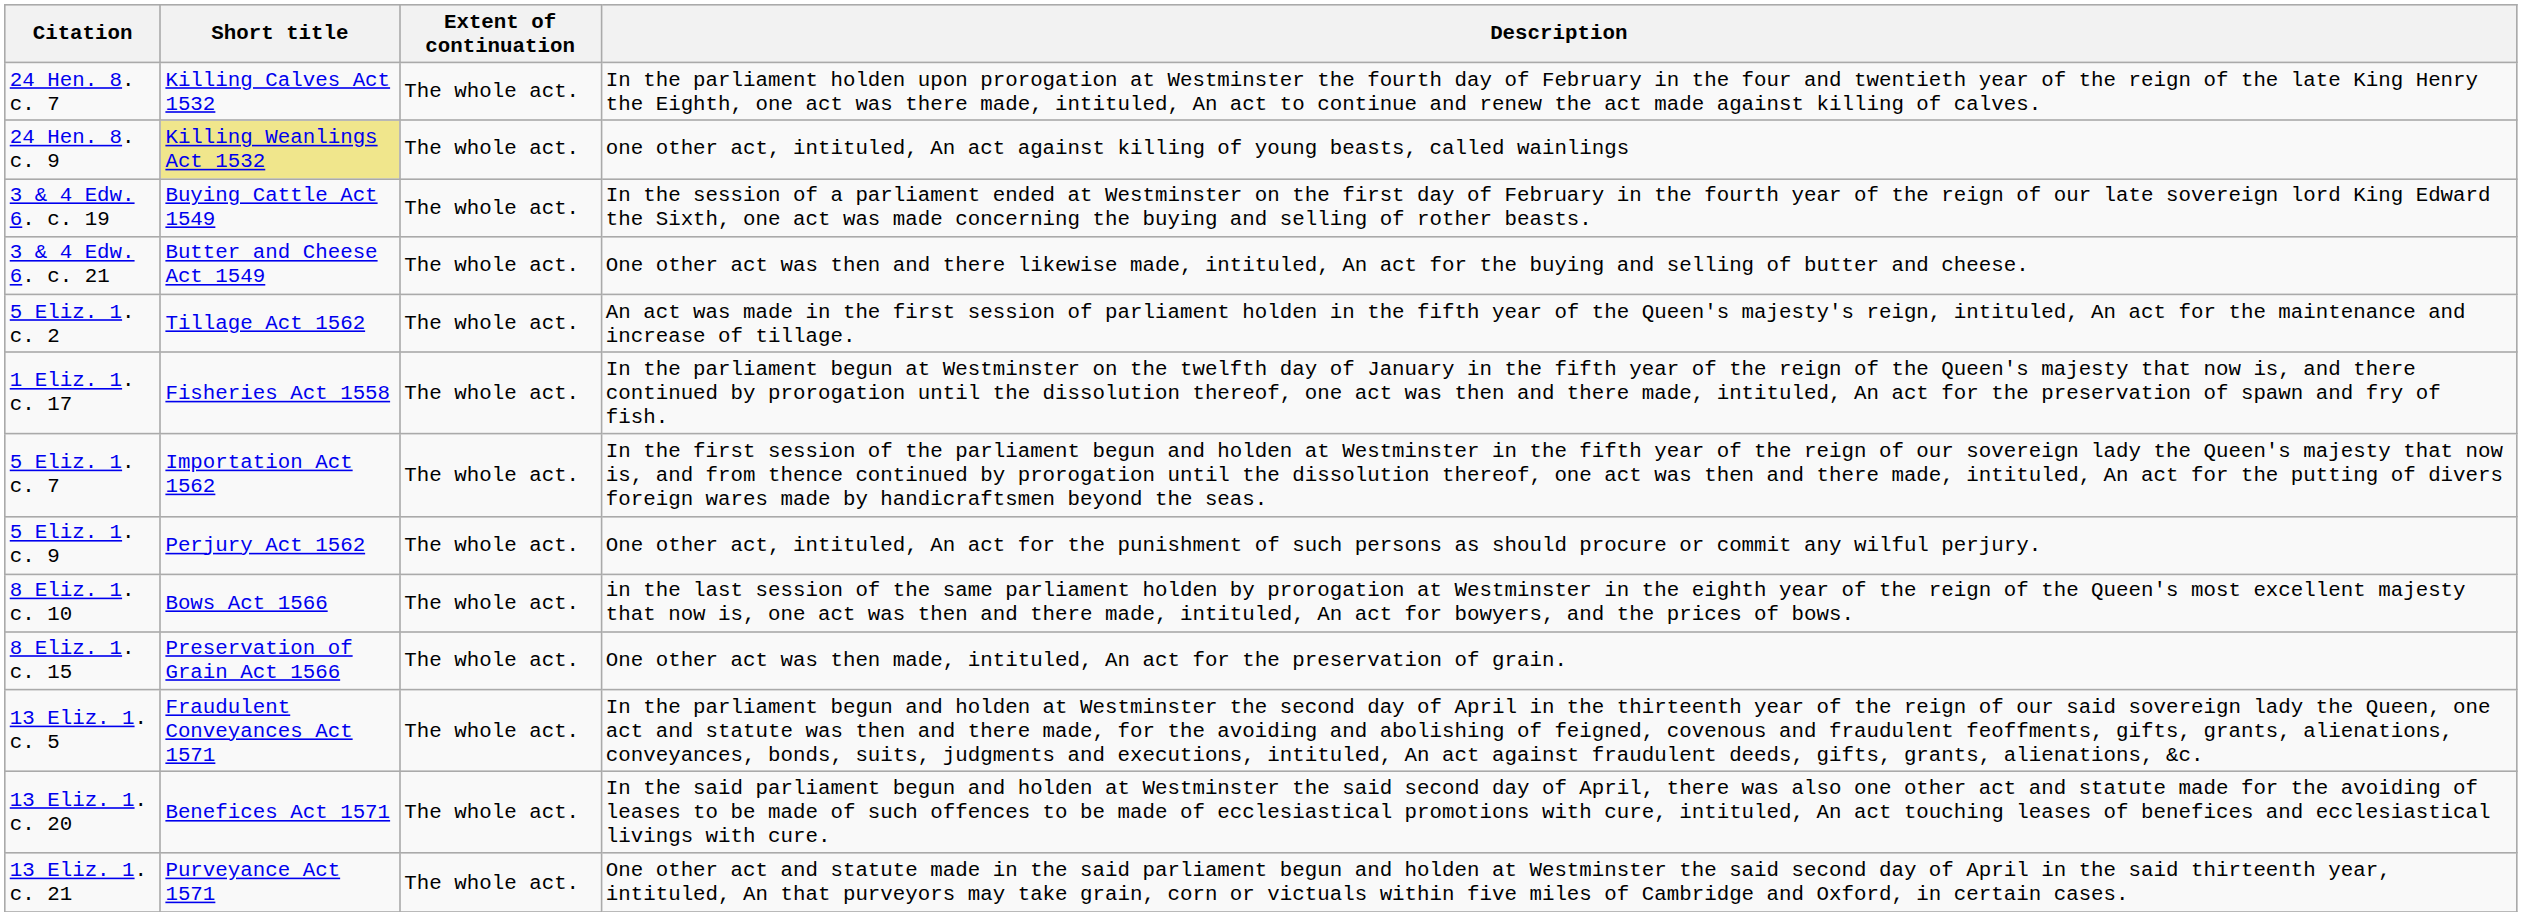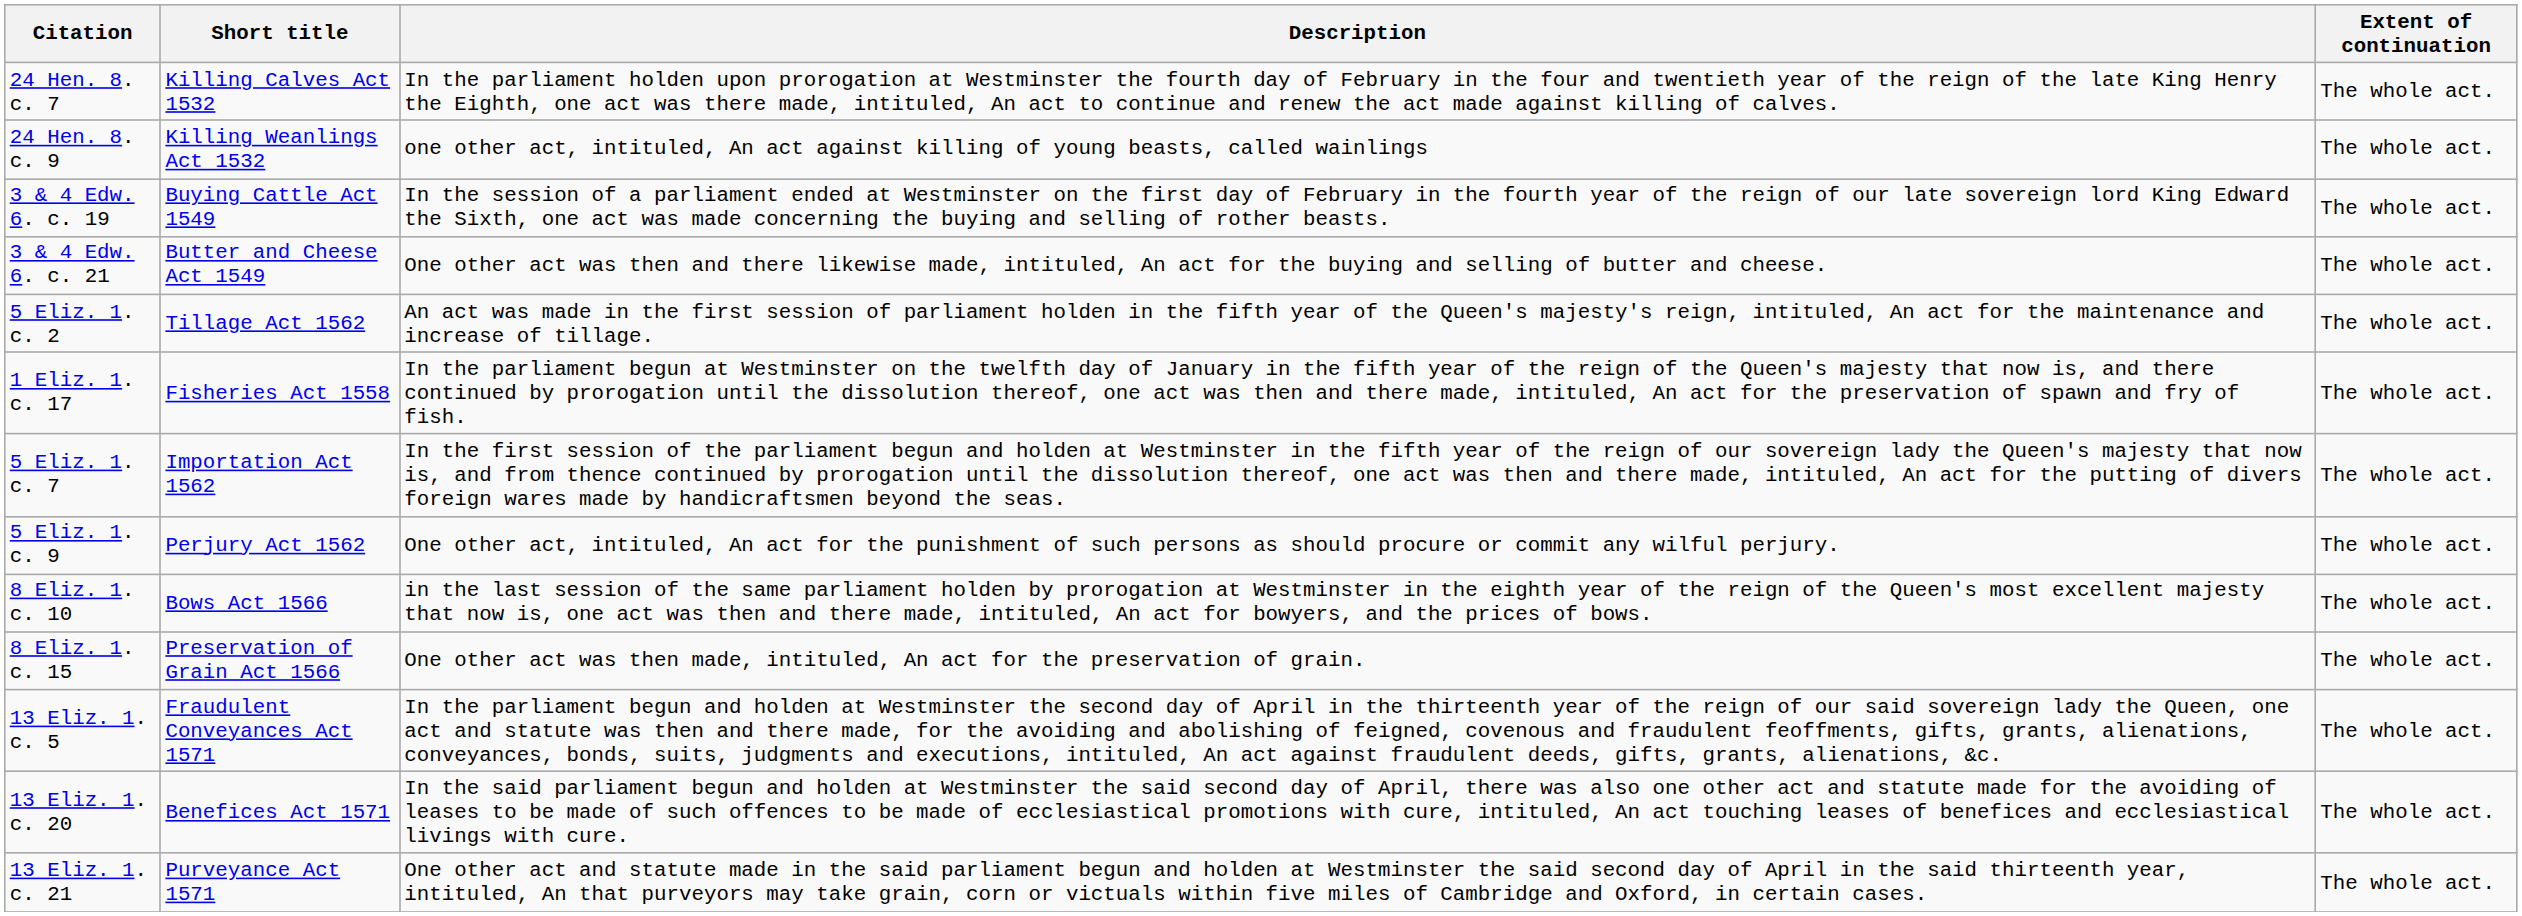columns swapped: (1559, 34) <-> (500, 34)
(272, 150) khaki background -> (272, 150) no background
